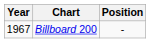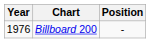(19, 29) 1967 -> (19, 29) 1976
